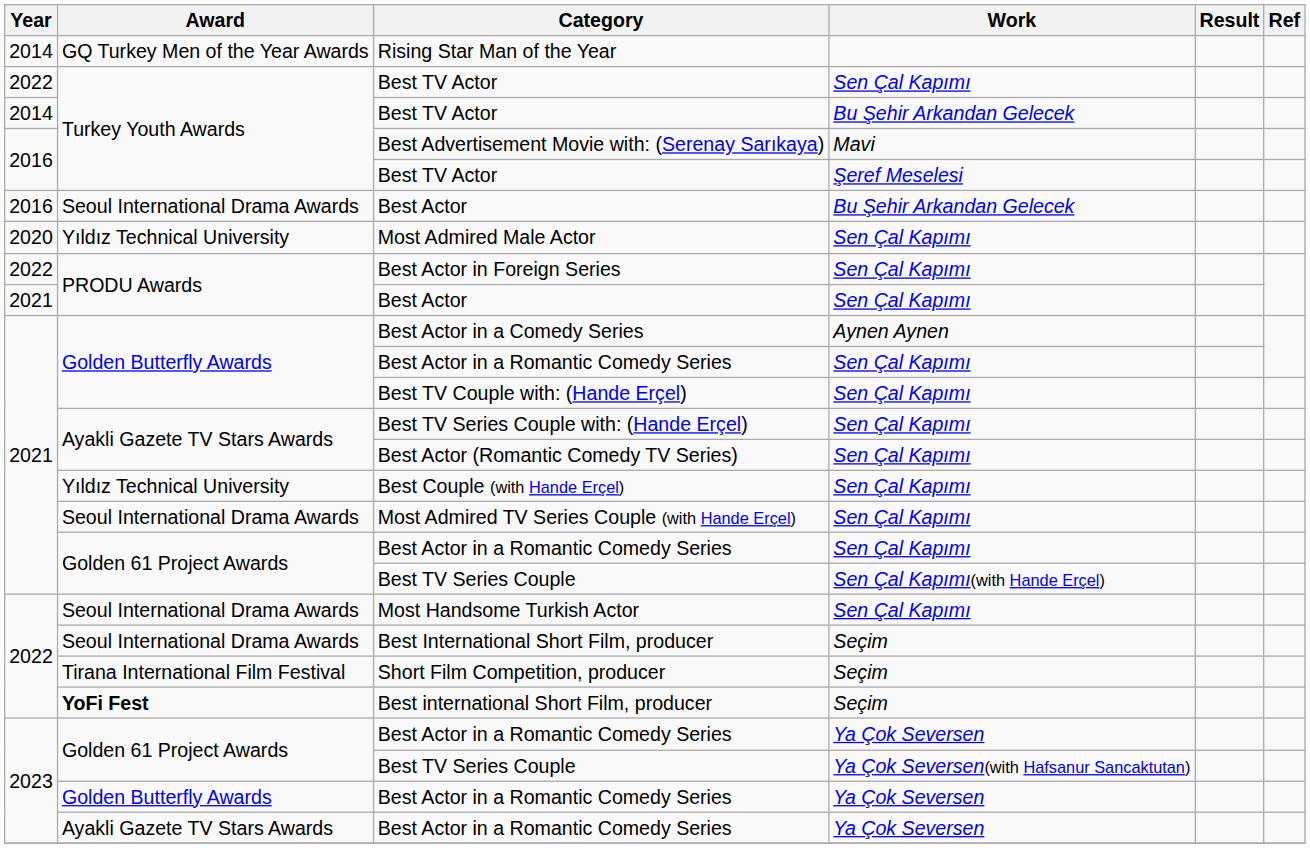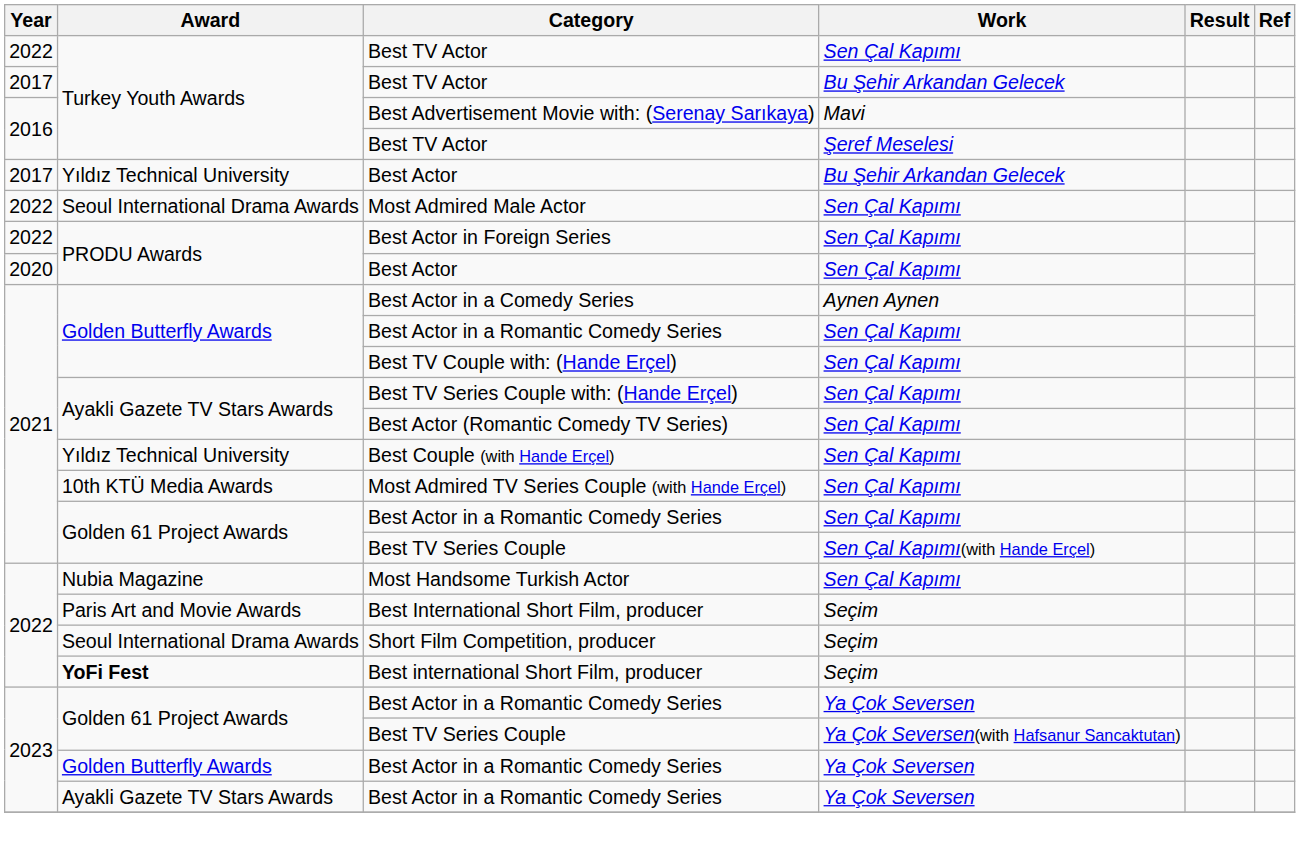- row: (497, 51)
(31, 113) 2014 -> (31, 82) 2017
(31, 207) 2016 -> (31, 176) 2017
(210, 207) Seoul International Drama Awards -> (176, 176) Yıldız Technical University
(31, 238) 2020 -> (31, 207) 2022
(176, 238) Yıldız Technical University -> (210, 207) Seoul International Drama Awards
(31, 300) 2021 -> (31, 269) 2020
(210, 517) Seoul International Drama Awards -> (167, 486) 10th KTÜ Media Awards
(210, 610) Seoul International Drama Awards -> (133, 579) Nubia Magazine
(210, 641) Seoul International Drama Awards -> (182, 610) Paris Art and Movie Awards
(204, 672) Tirana International Film Festival -> (210, 641) Seoul International Drama Awards
